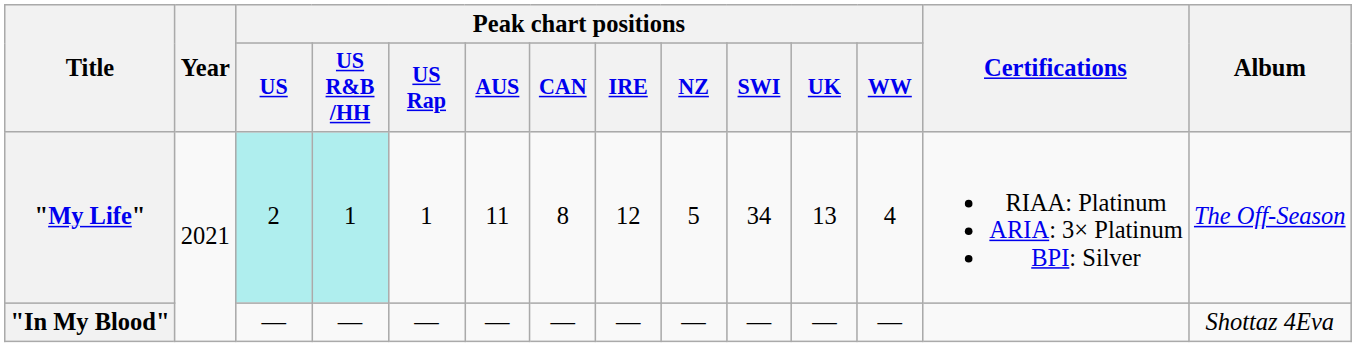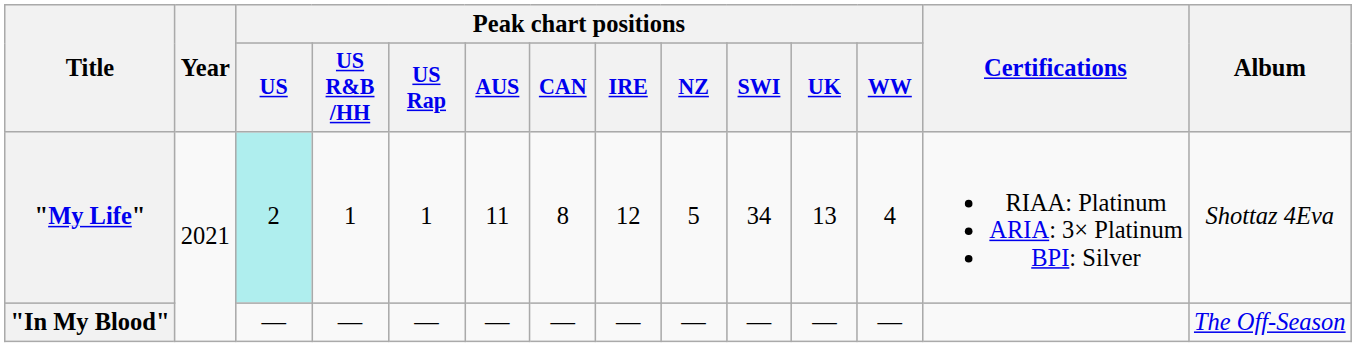(350, 216) paleturquoise background -> (350, 216) no background
(1270, 216) The Off-Season -> (1270, 216) Shottaz 4Eva
(1270, 321) Shottaz 4Eva -> (1270, 321) The Off-Season
